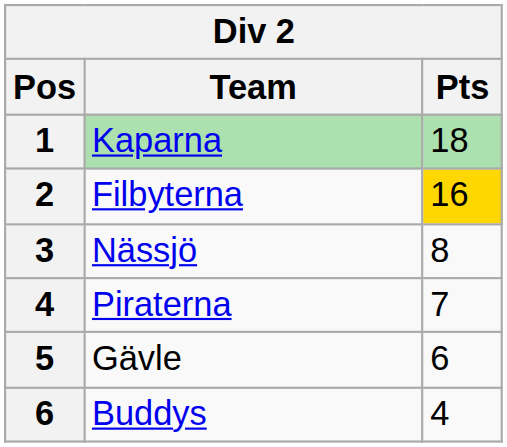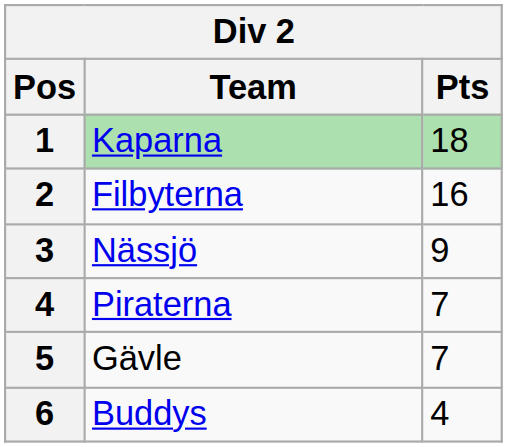(449, 195) gold background -> (449, 195) no background
(440, 250) 8 -> (440, 250) 9
(440, 359) 6 -> (440, 359) 7
